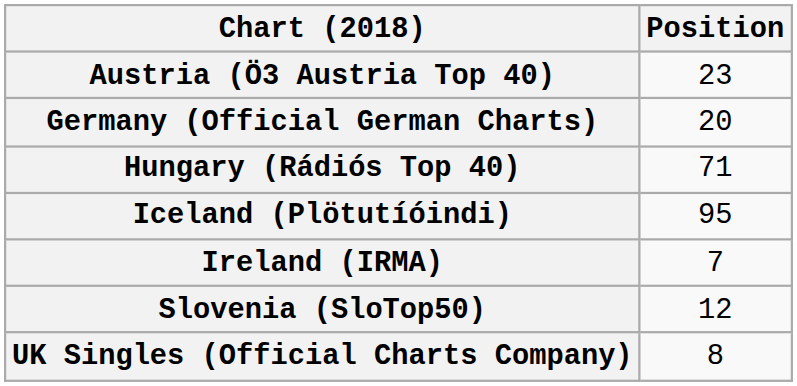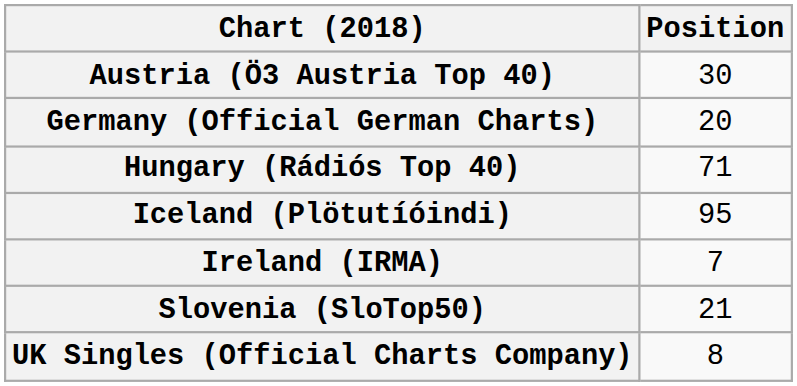(715, 75) 23 -> (715, 75) 30
(715, 309) 12 -> (715, 309) 21
